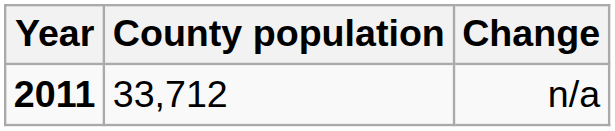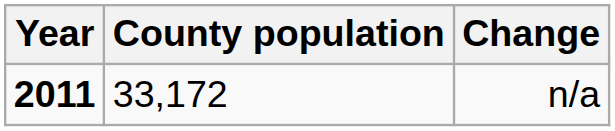(170, 93) 33,712 -> (170, 93) 33,172
